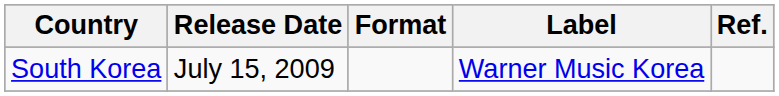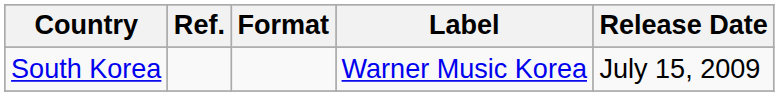columns swapped: (258, 25) <-> (742, 25)
